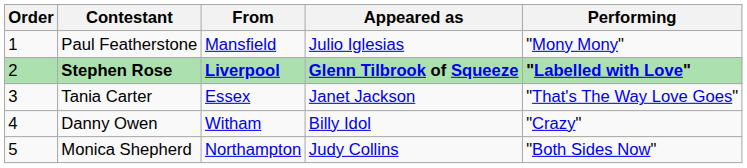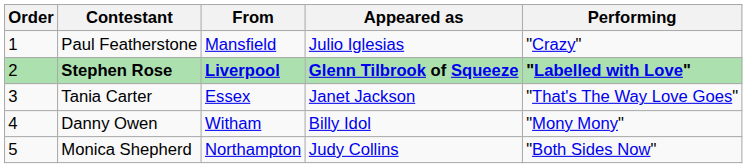(575, 44) "Mony Mony" -> (554, 44) "Crazy"
(554, 123) "Crazy" -> (575, 123) "Mony Mony"
